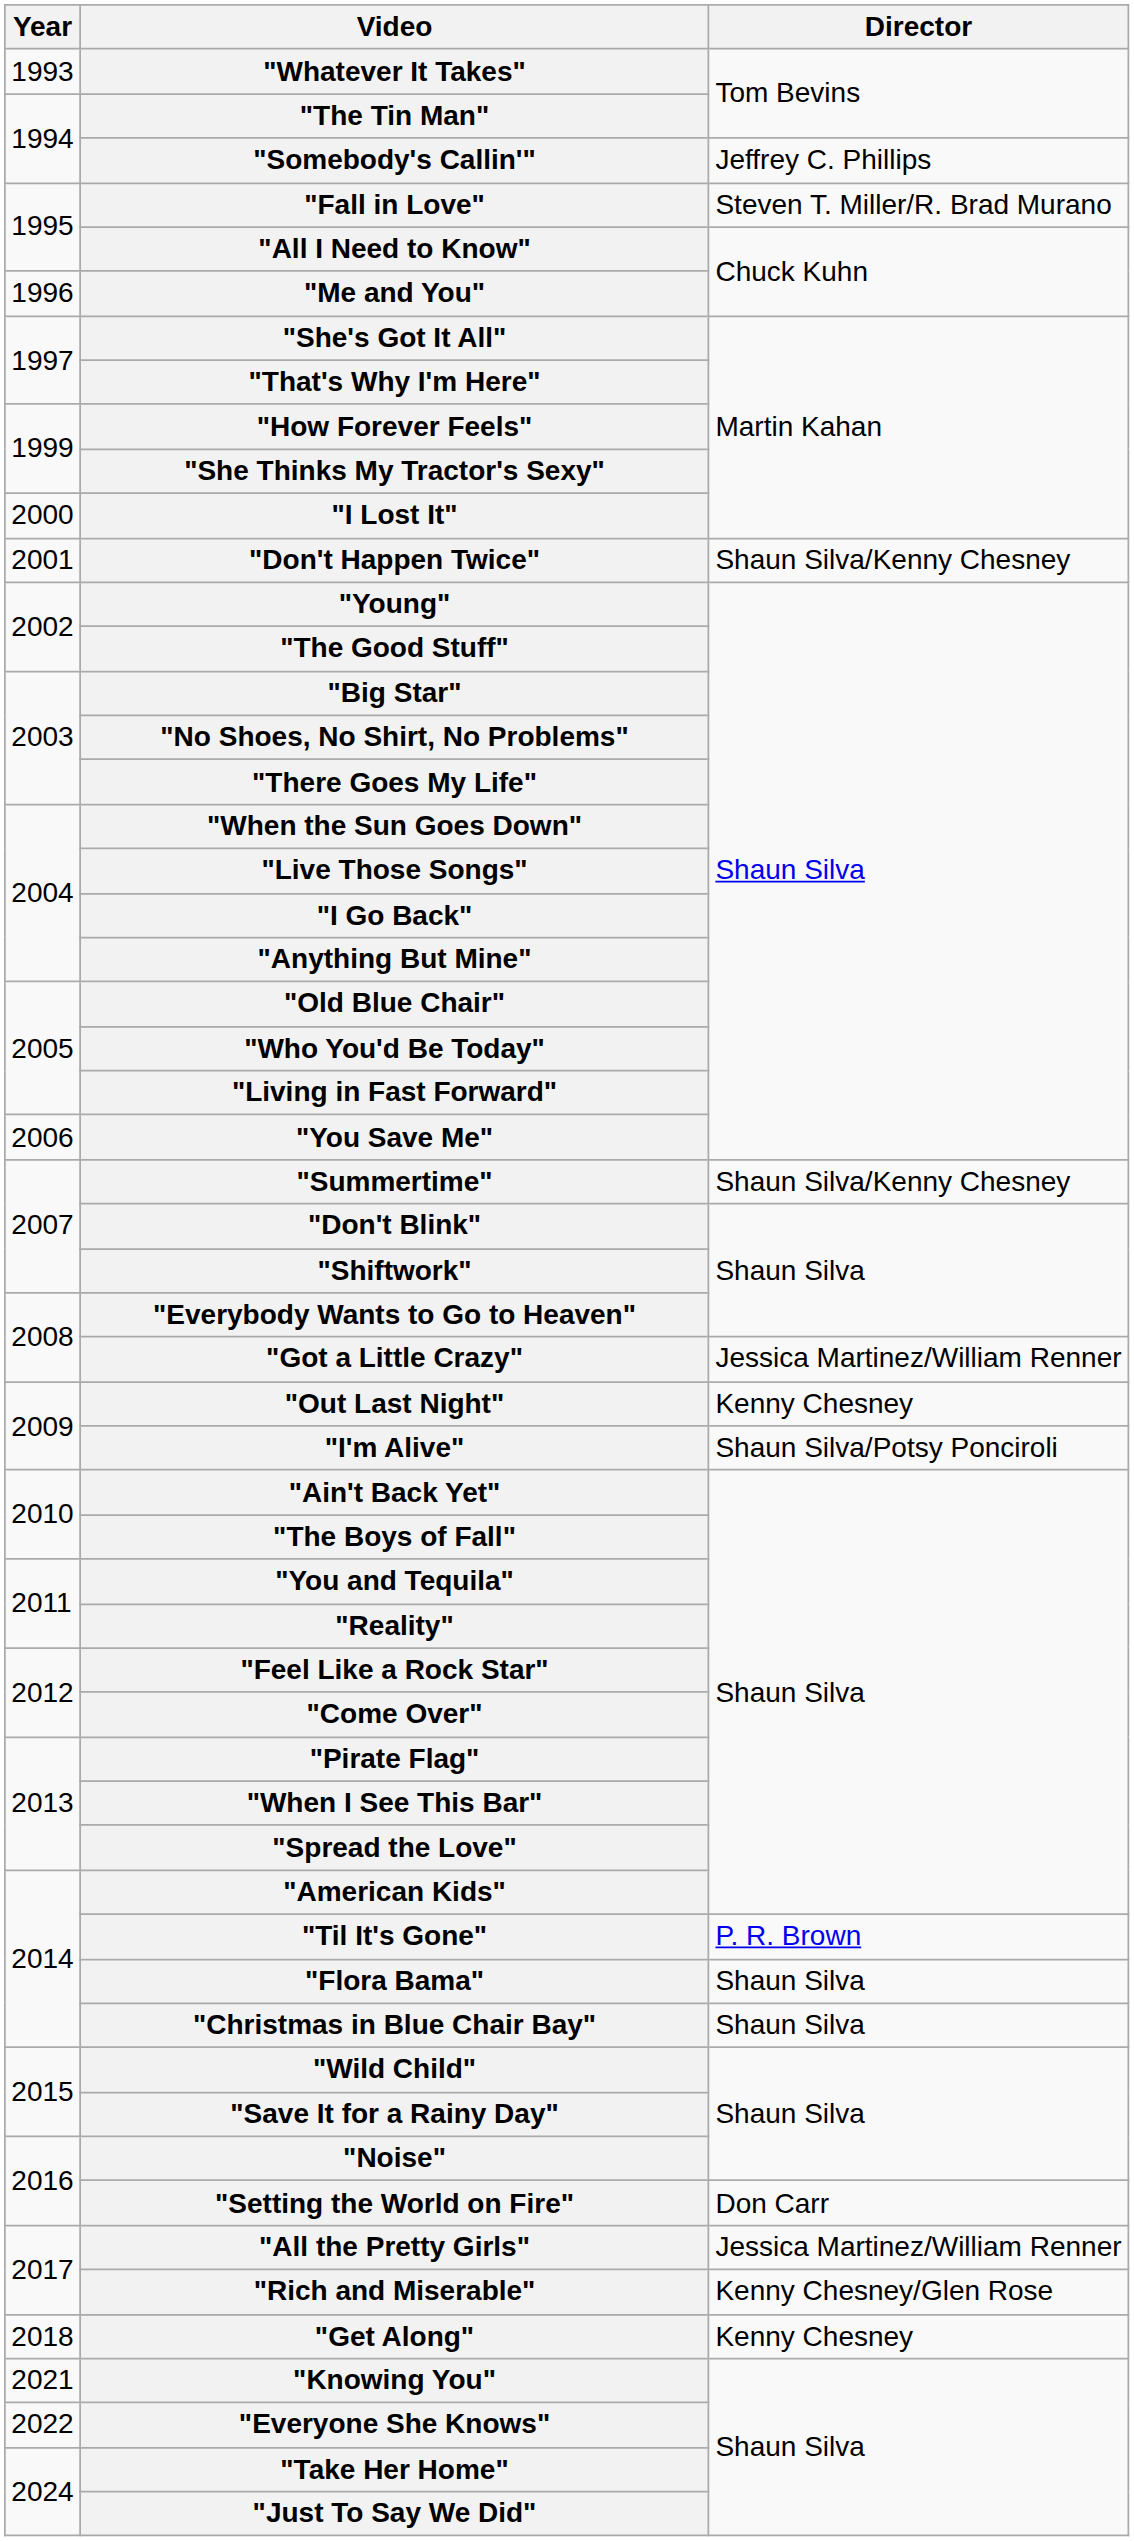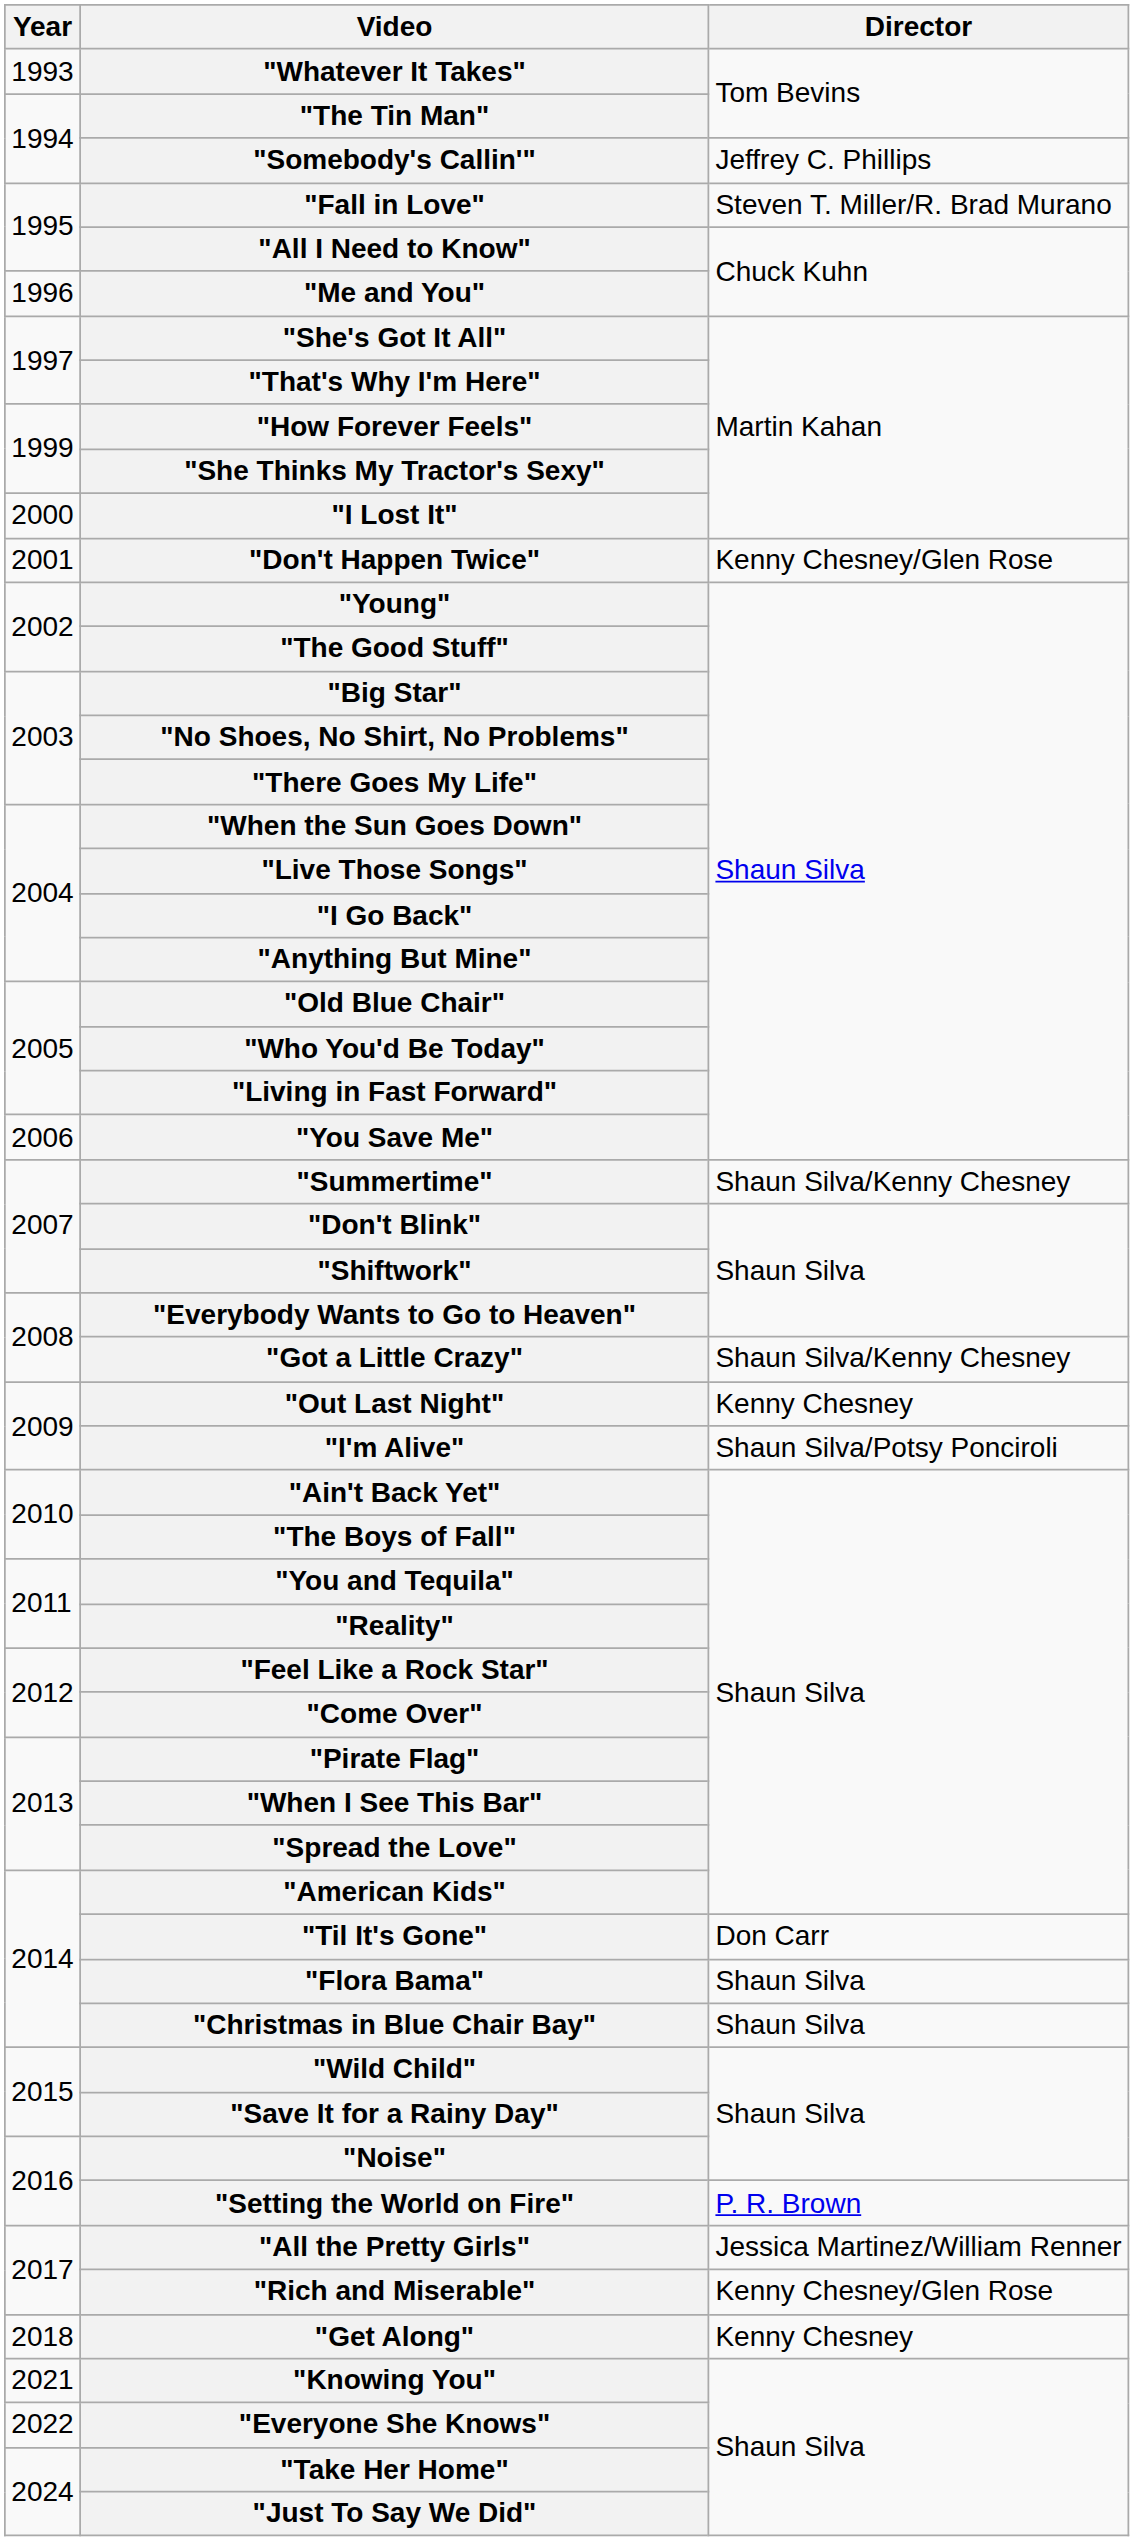(893, 559) Shaun Silva/Kenny Chesney -> (884, 559) Kenny Chesney/Glen Rose
(918, 1358) Jessica Martinez/William Renner -> (893, 1358) Shaun Silva/Kenny Chesney
(788, 1936) P. R. Brown -> (772, 1936) Don Carr
(772, 2202) Don Carr -> (788, 2202) P. R. Brown
